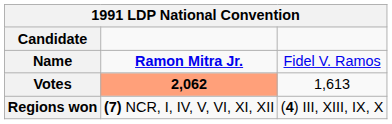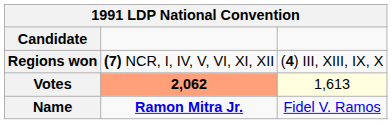rows swapped: (53, 61) <-> (53, 107)
(332, 84) no background -> (332, 84) lightyellow background
